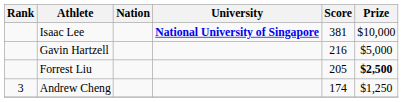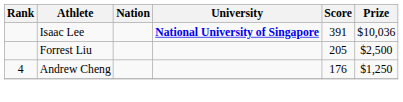(338, 32) 381 -> (338, 32) 391
(376, 32) $10,000 -> (376, 32) $10,036
- row: (74, 50)
(376, 69) bold -> (376, 50) normal
(21, 87) 3 -> (21, 69) 4
(338, 87) 174 -> (338, 69) 176
